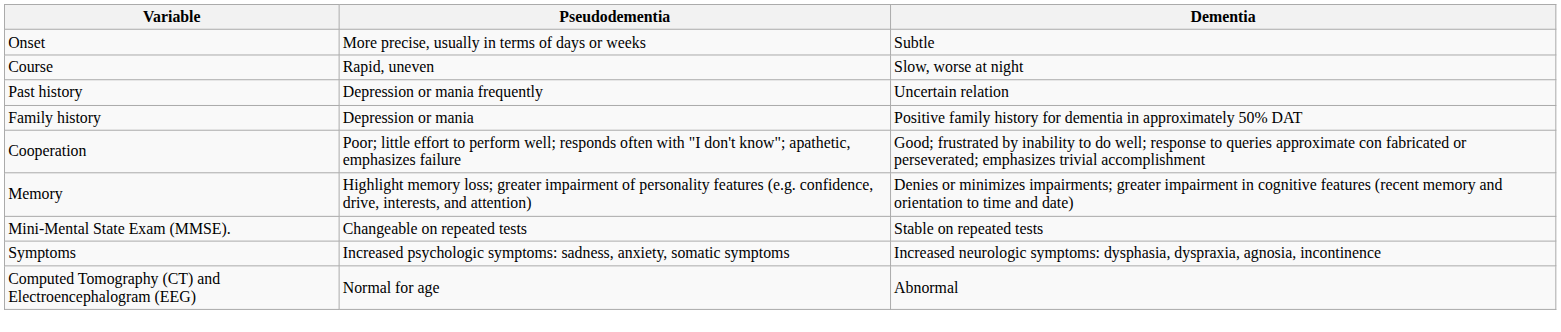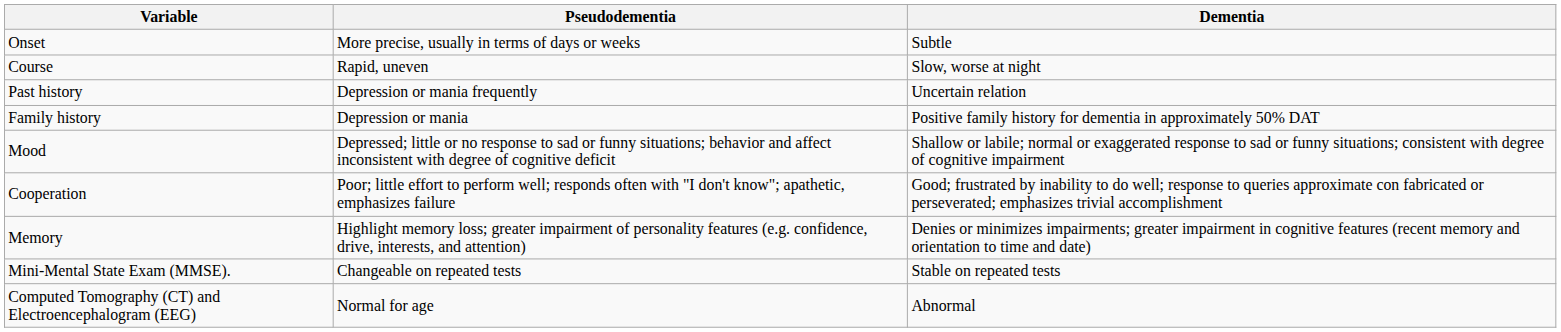+ row: (27, 151)
- row: (42, 253)
